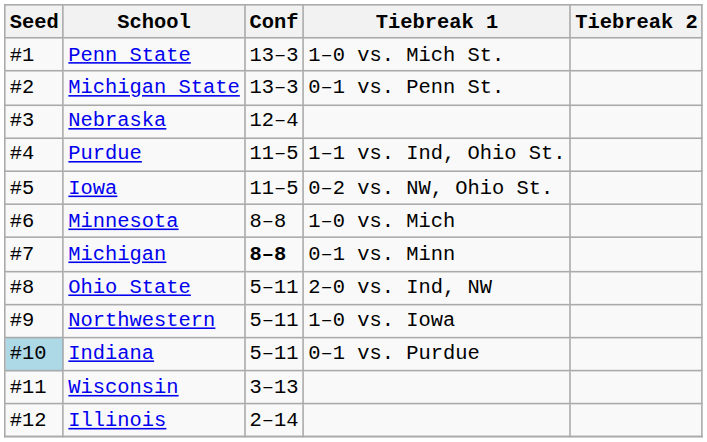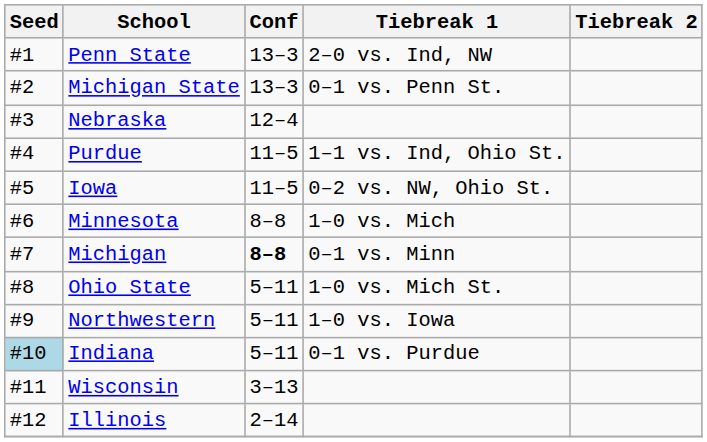(406, 55) 1–0 vs. Mich St. -> (400, 55) 2–0 vs. Ind, NW
(400, 288) 2–0 vs. Ind, NW -> (406, 288) 1–0 vs. Mich St.
